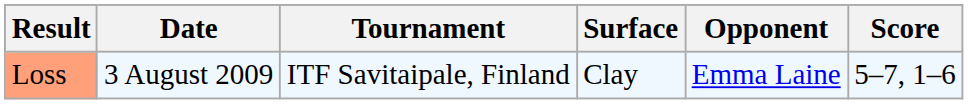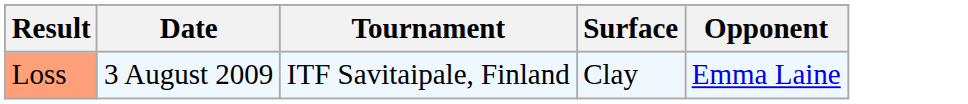- column: (905, 27)
